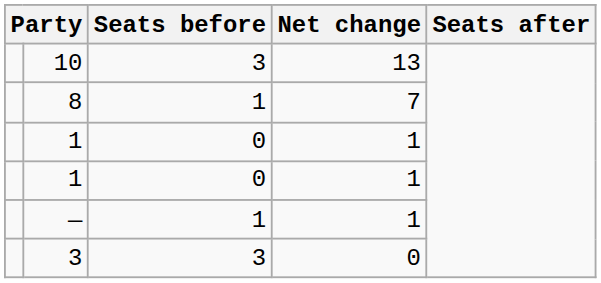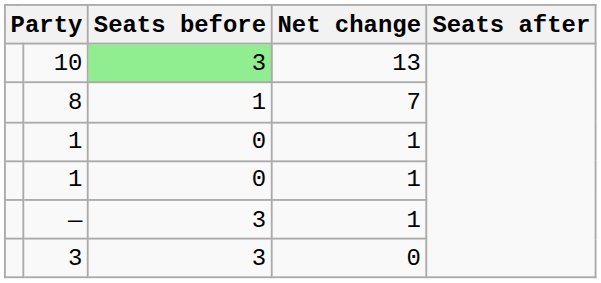(259, 63) no background -> (259, 63) lightgreen background
(259, 219) 1 -> (259, 219) 3
